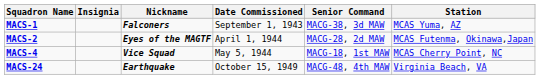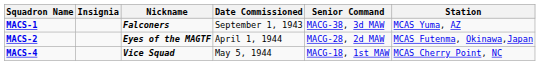- row: (24, 67)
